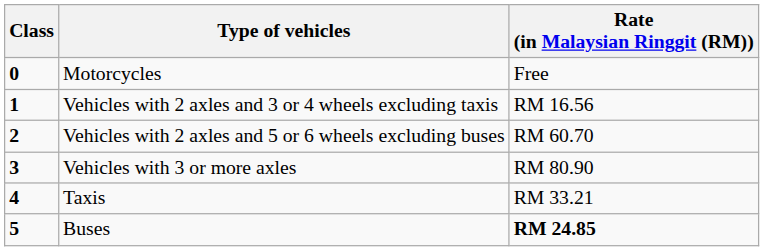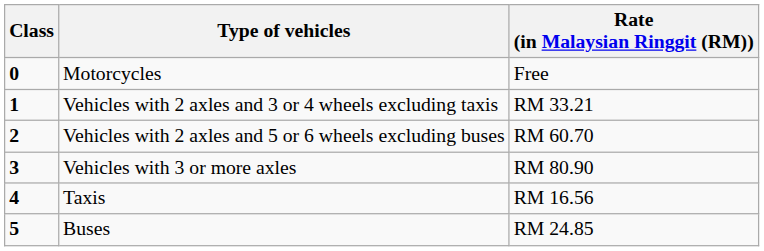(554, 104) RM 16.56 -> (554, 104) RM 33.21
(554, 198) RM 33.21 -> (554, 198) RM 16.56
(555, 229) bold -> (554, 229) normal
